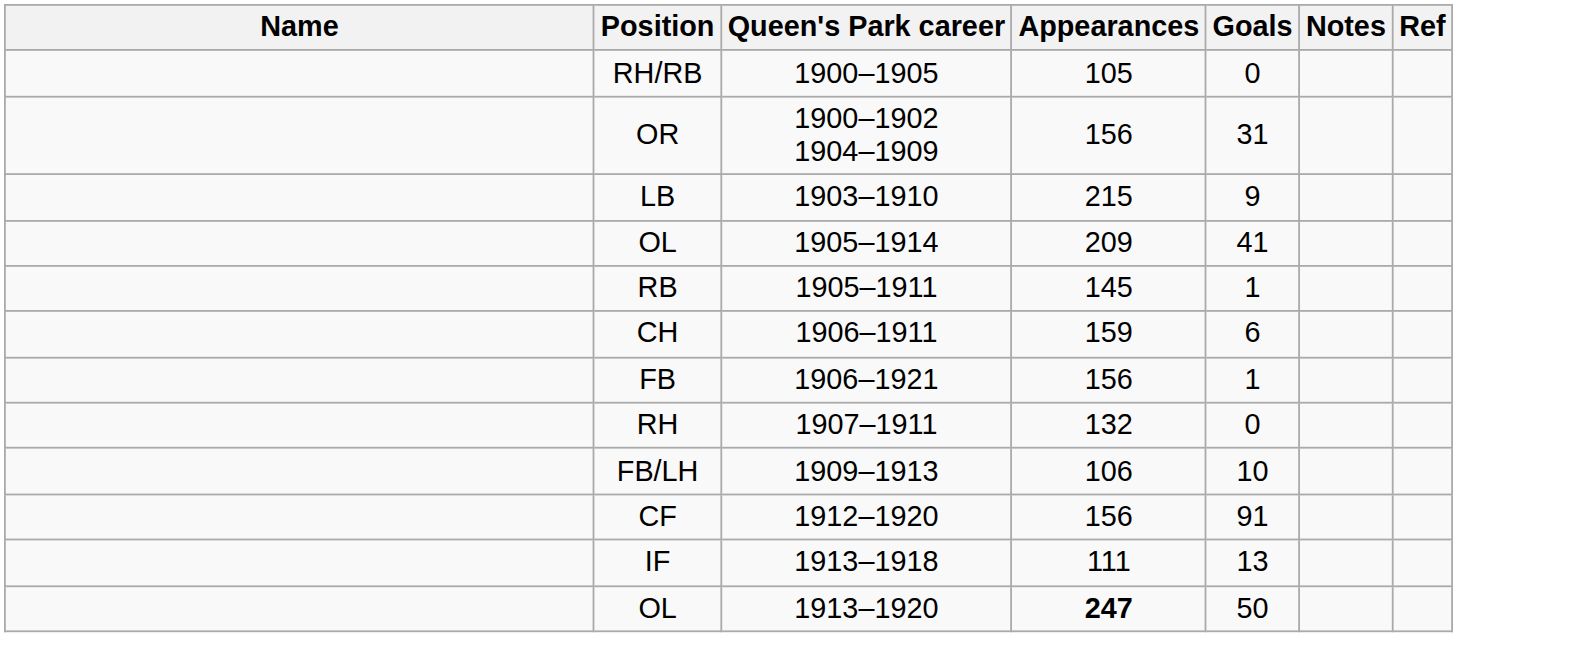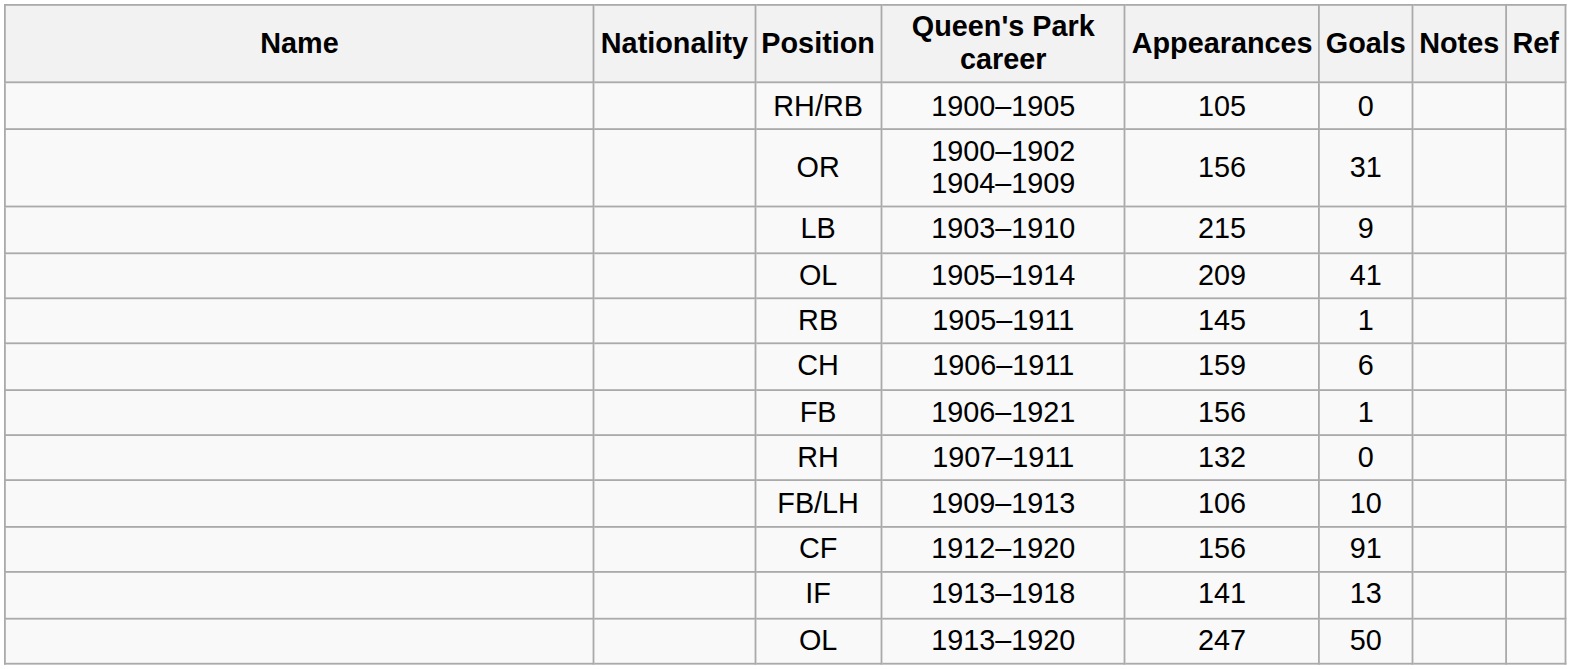+ column: (674, 43)
(1109, 562) 111 -> (1222, 594) 141
(1109, 607) bold -> (1222, 640) normal
